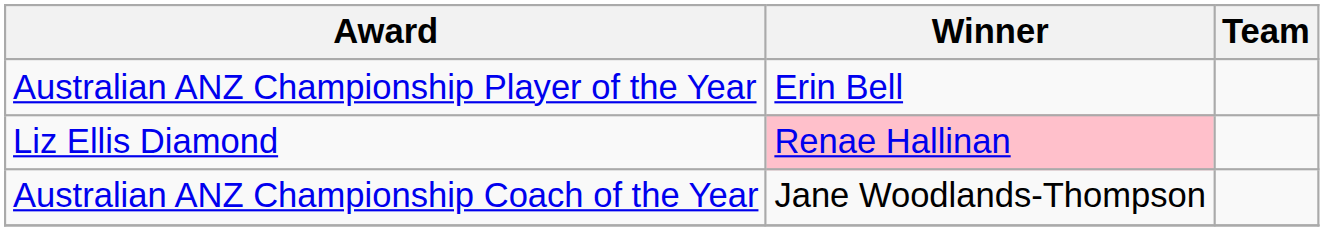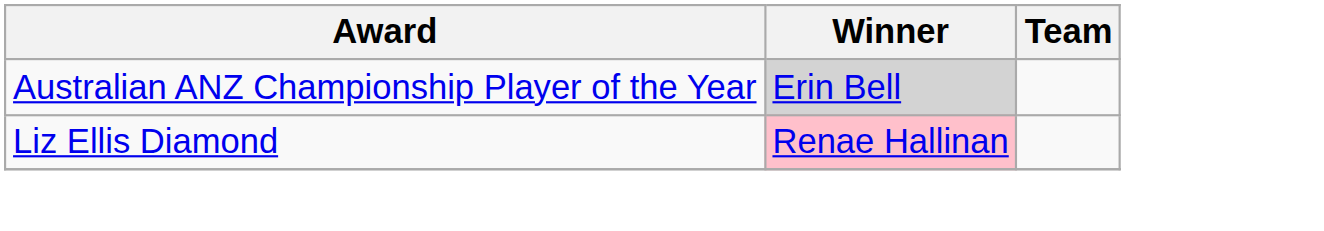(839, 86) no background -> (837, 86) lightgrey background
- row: (386, 196)
